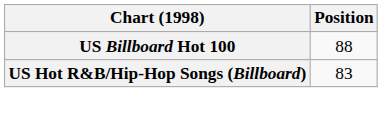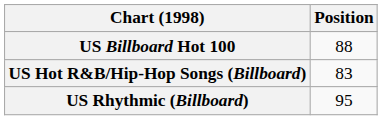+ row: (157, 100)
